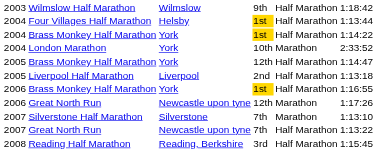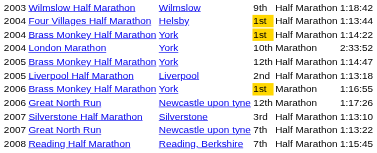(306, 89) Half Marathon -> (296, 89) Marathon
(260, 116) 7th -> (261, 116) 3rd
(296, 116) Marathon -> (306, 116) Half Marathon
(261, 144) 3rd -> (260, 144) 7th
